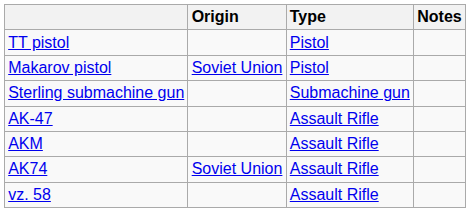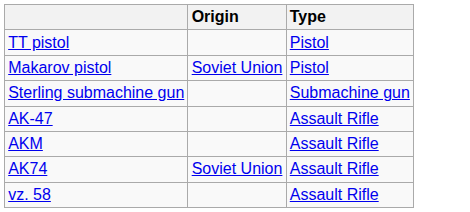- column: (439, 17)
